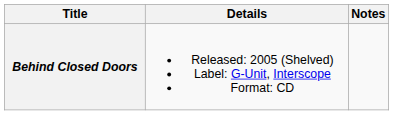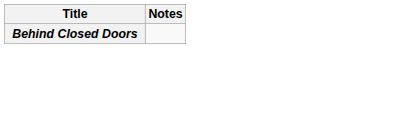- column: (247, 14)
